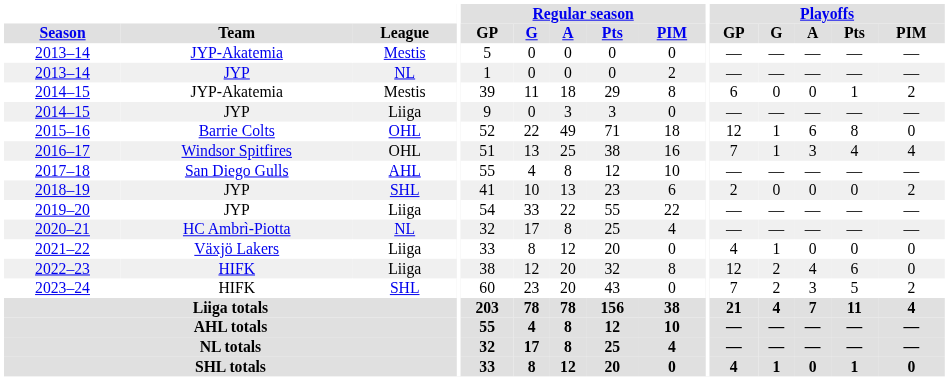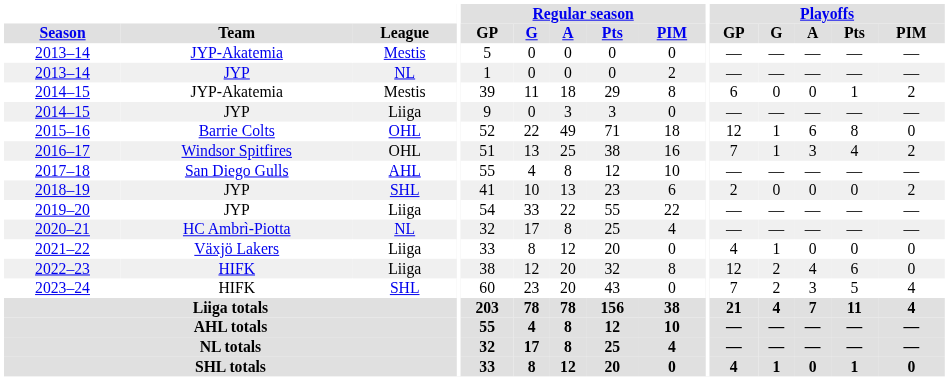(911, 151) 4 -> (911, 151) 2
(911, 288) 2 -> (911, 288) 4
